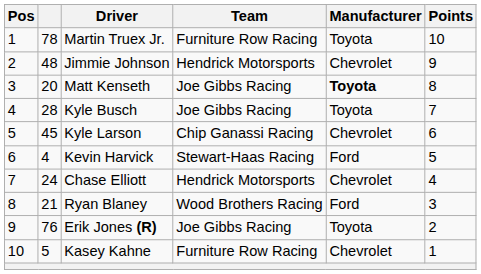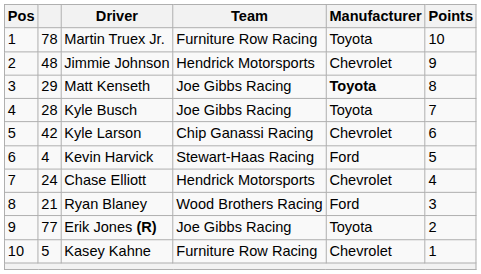(49, 86) 20 -> (49, 86) 29
(49, 133) 45 -> (49, 133) 42
(49, 227) 76 -> (49, 227) 77
